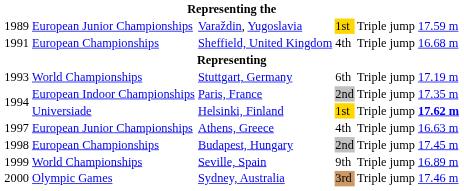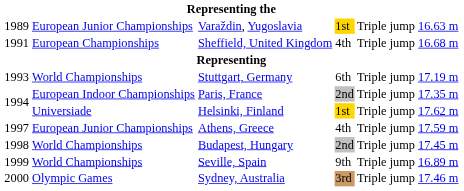(438, 26) 17.59 m -> (438, 26) 16.63 m
(439, 110) bold -> (438, 110) normal
(438, 127) 16.63 m -> (438, 127) 17.59 m
(96, 144) European Championships -> (87, 144) World Championships
